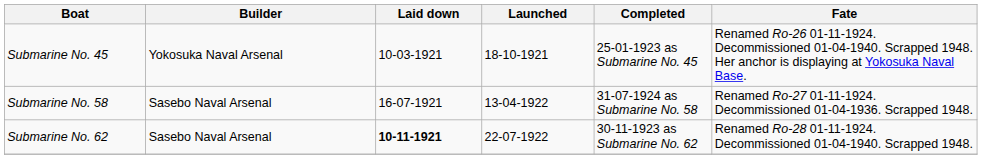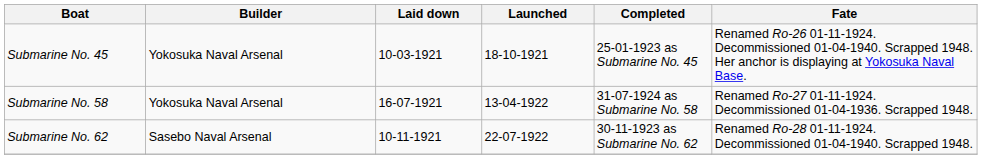(210, 103) Sasebo Naval Arsenal -> (216, 103) Yokosuka Naval Arsenal
(410, 136) bold -> (410, 136) normal
